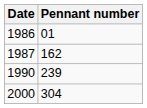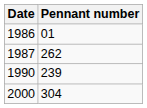(51, 53) 162 -> (51, 53) 262
